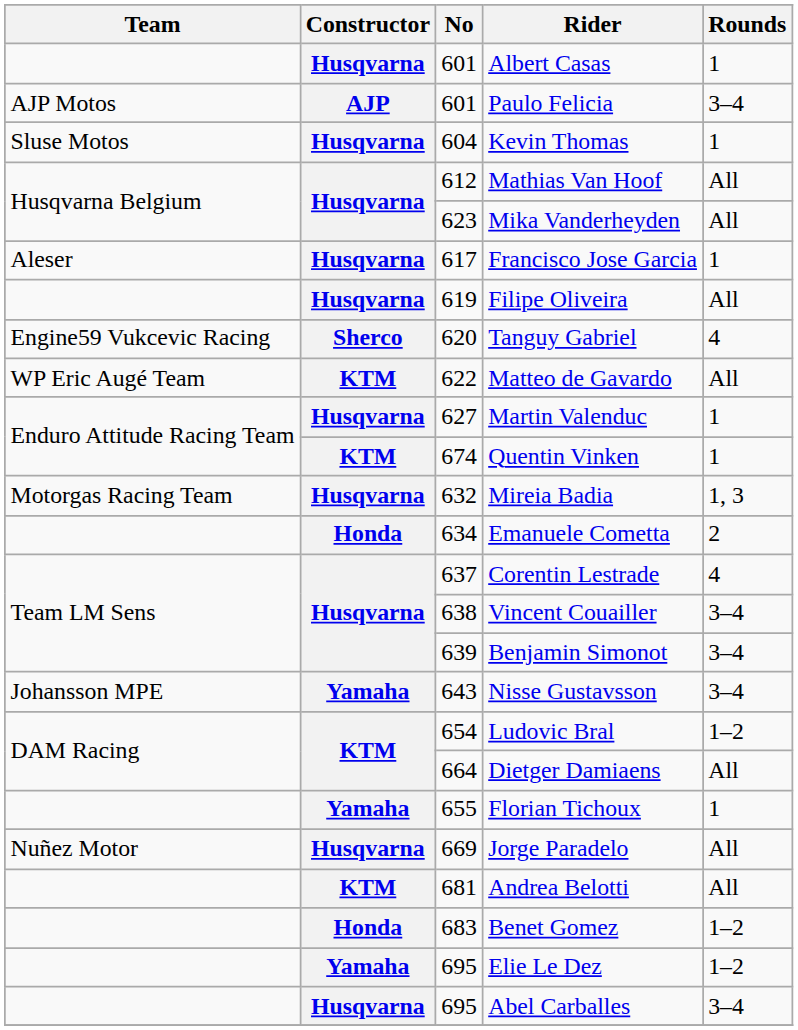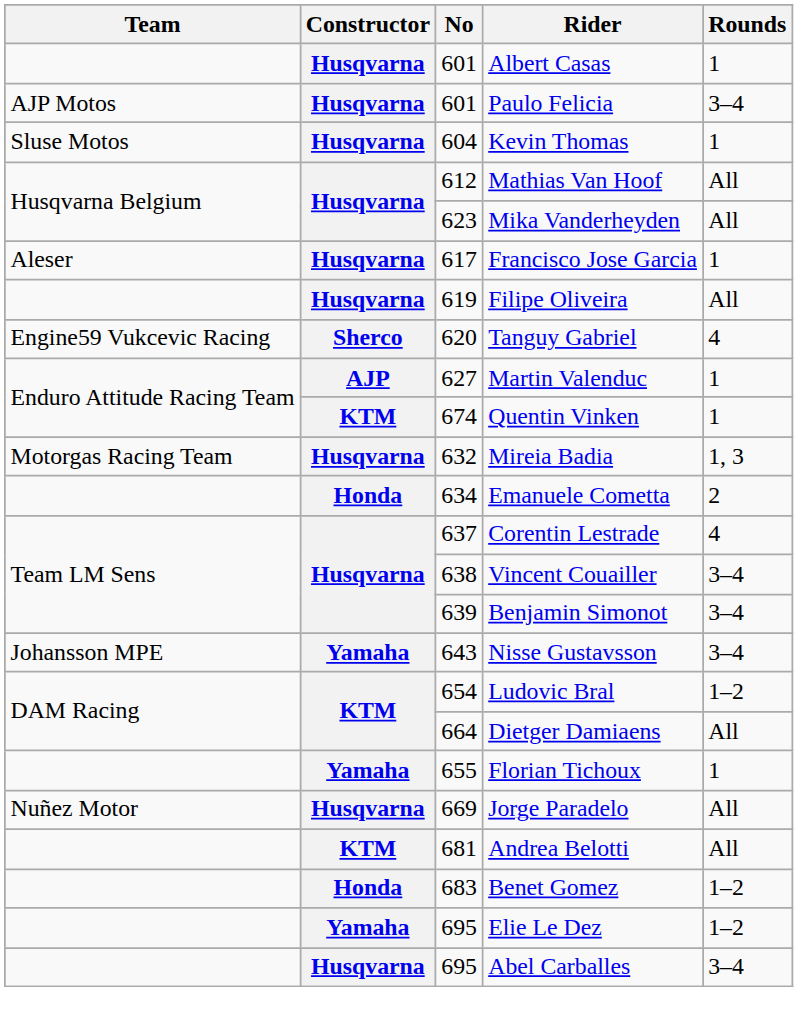(368, 102) AJP -> (368, 102) Husqvarna
- row: (580, 377)
(368, 416) Husqvarna -> (368, 377) AJP
